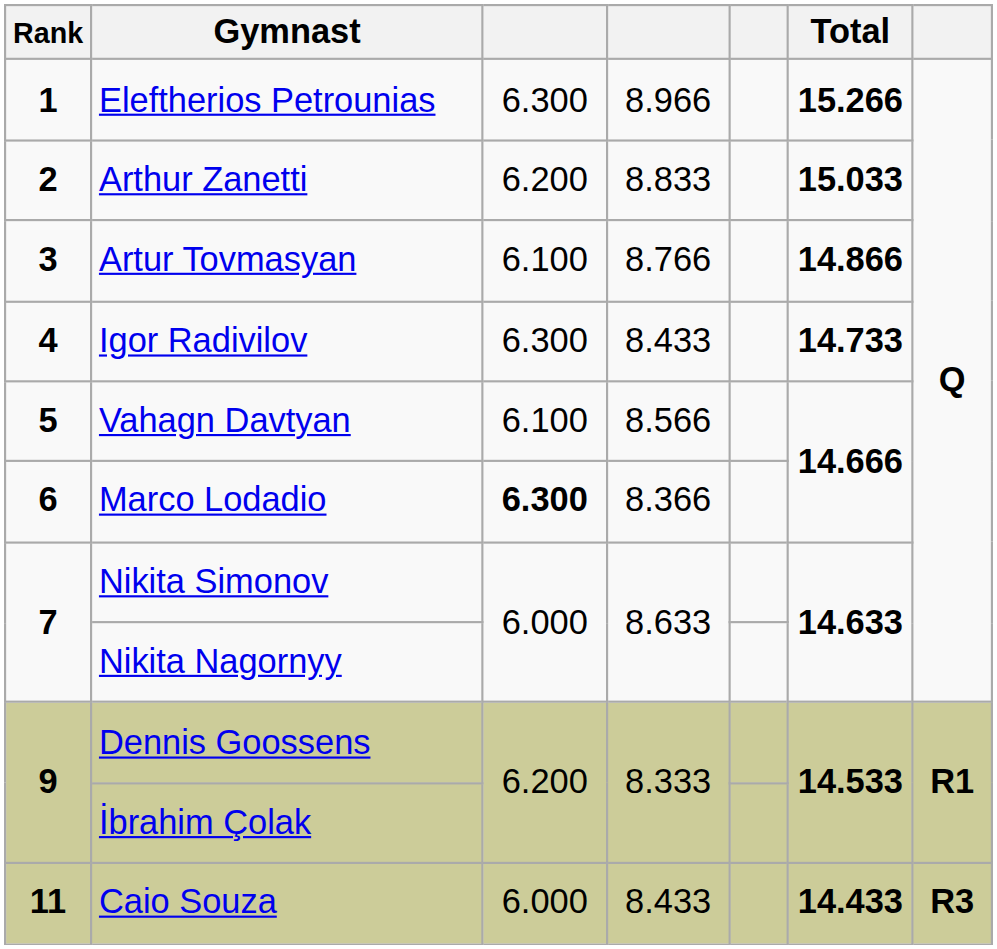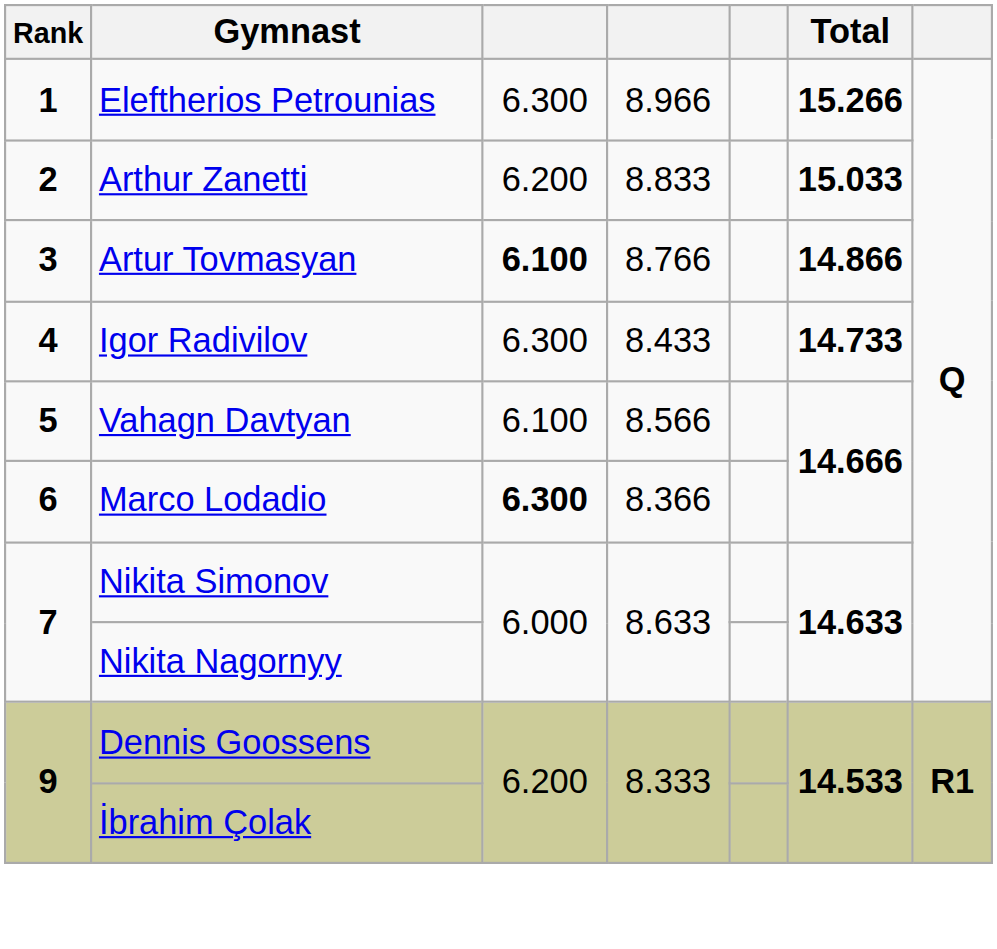(545, 259) normal -> (545, 259) bold
- row: (188, 902)
